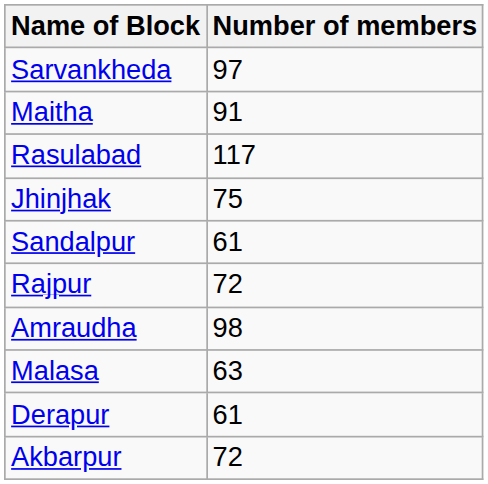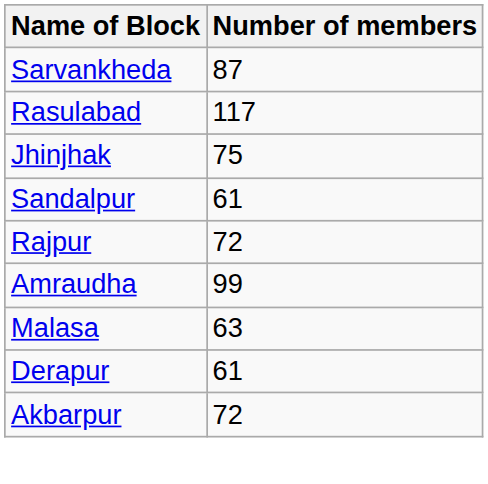(228, 69) 97 -> (228, 69) 87
- row: (52, 112)
(228, 328) 98 -> (228, 284) 99
